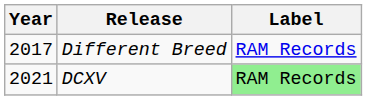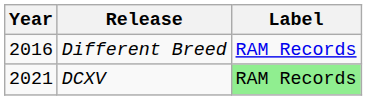(31, 50) 2017 -> (31, 50) 2016
